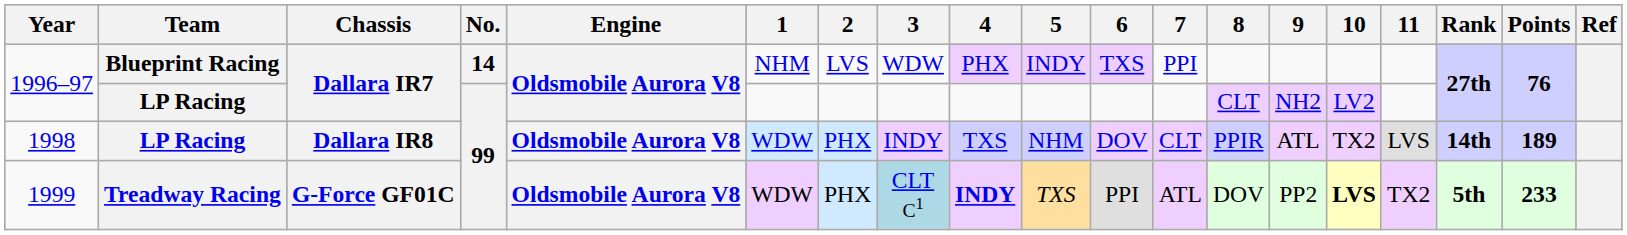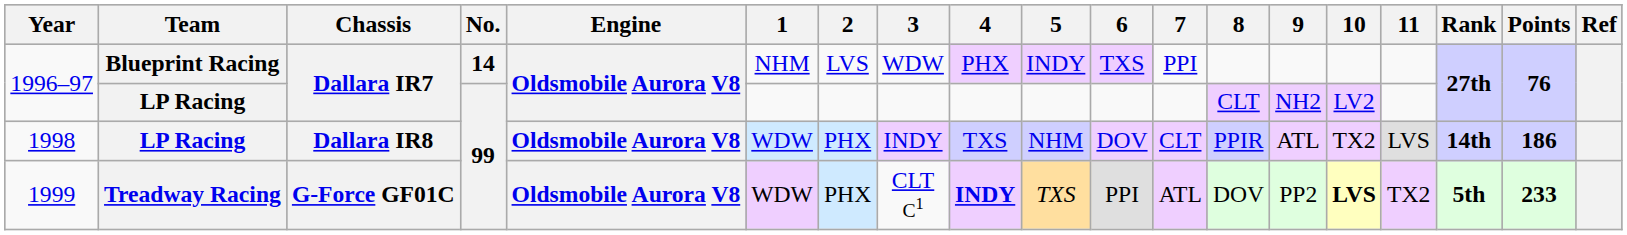(1539, 141) 189 -> (1539, 141) 186
(913, 194) lightblue background -> (913, 194) no background
